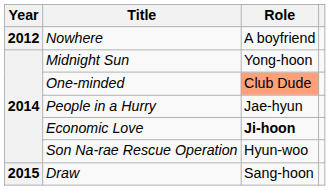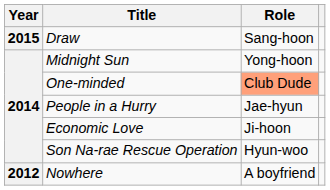rows swapped: (74, 38) <-> (63, 173)
(270, 128) bold -> (267, 128) normal
